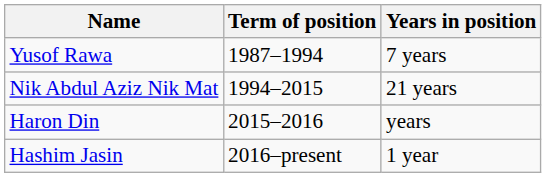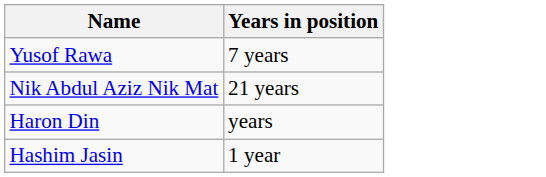- column: (302, 21)
